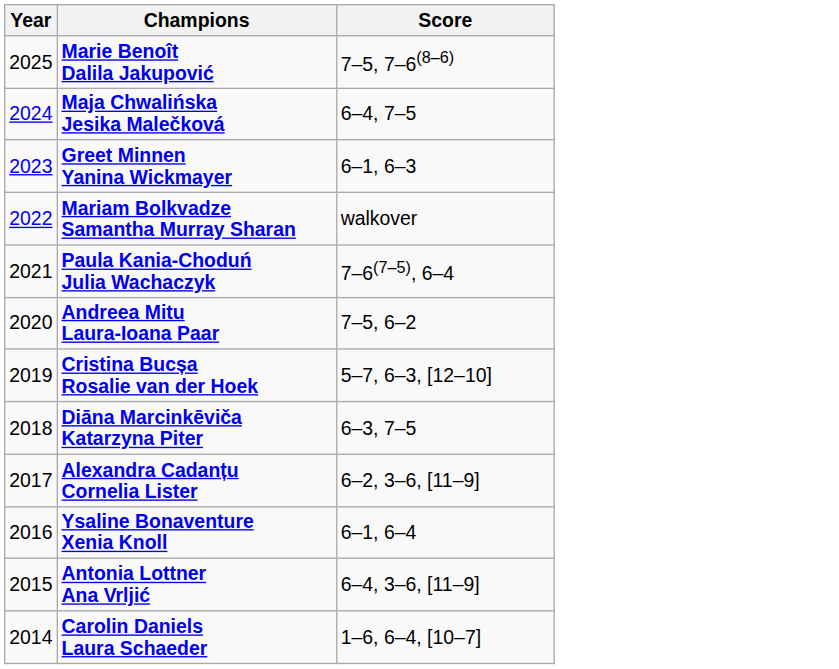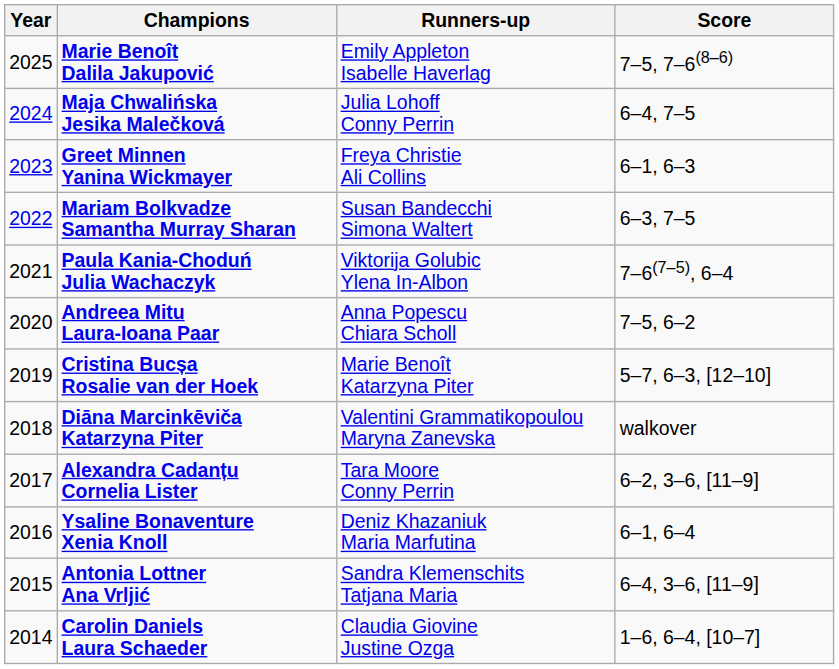+ column: (476, 20)
(379, 219) walkover -> (658, 219) 6–3, 7–5
(378, 428) 6–3, 7–5 -> (658, 428) walkover
